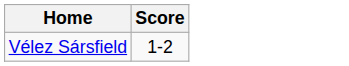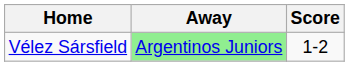+ column: (209, 18)
